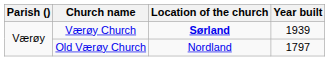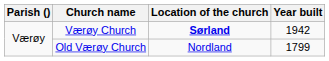(298, 30) 1939 -> (298, 30) 1942
(298, 47) 1797 -> (298, 47) 1799
